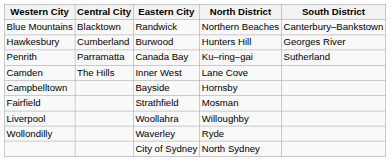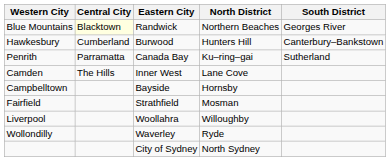(99, 27) no background -> (99, 27) lightyellow background
(333, 27) Canterbury–Bankstown -> (314, 27) Georges River
(314, 42) Georges River -> (333, 42) Canterbury–Bankstown
